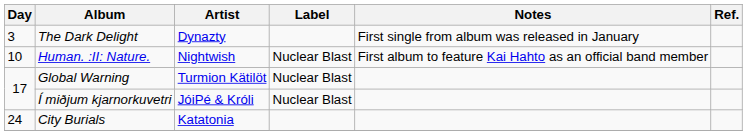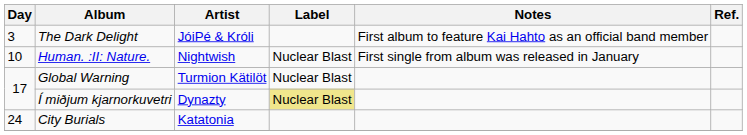(202, 36) Dynazty -> (216, 36) JóiPé & Króli
(498, 36) First single from album was released in January -> (533, 36) First album to feature Kai Hahto as an official band member
(533, 57) First album to feature Kai Hahto as an official band member -> (498, 57) First single from album was released in January
(216, 99) JóiPé & Króli -> (202, 99) Dynazty
(312, 99) no background -> (312, 99) khaki background
